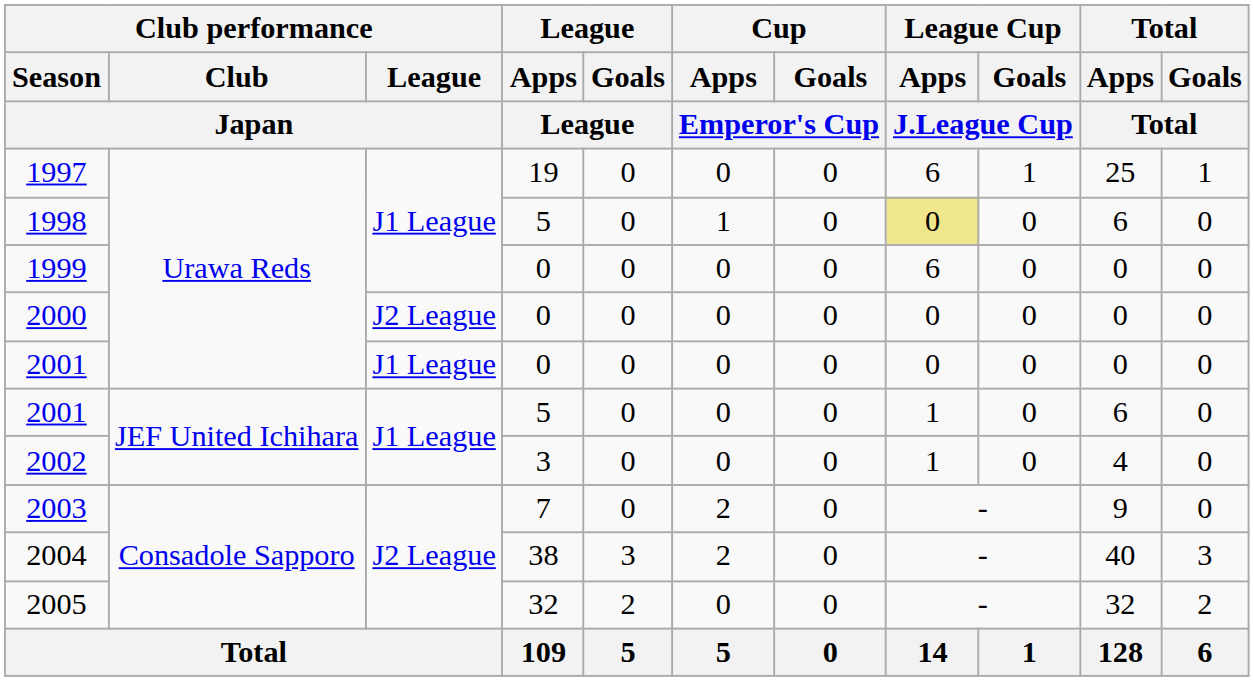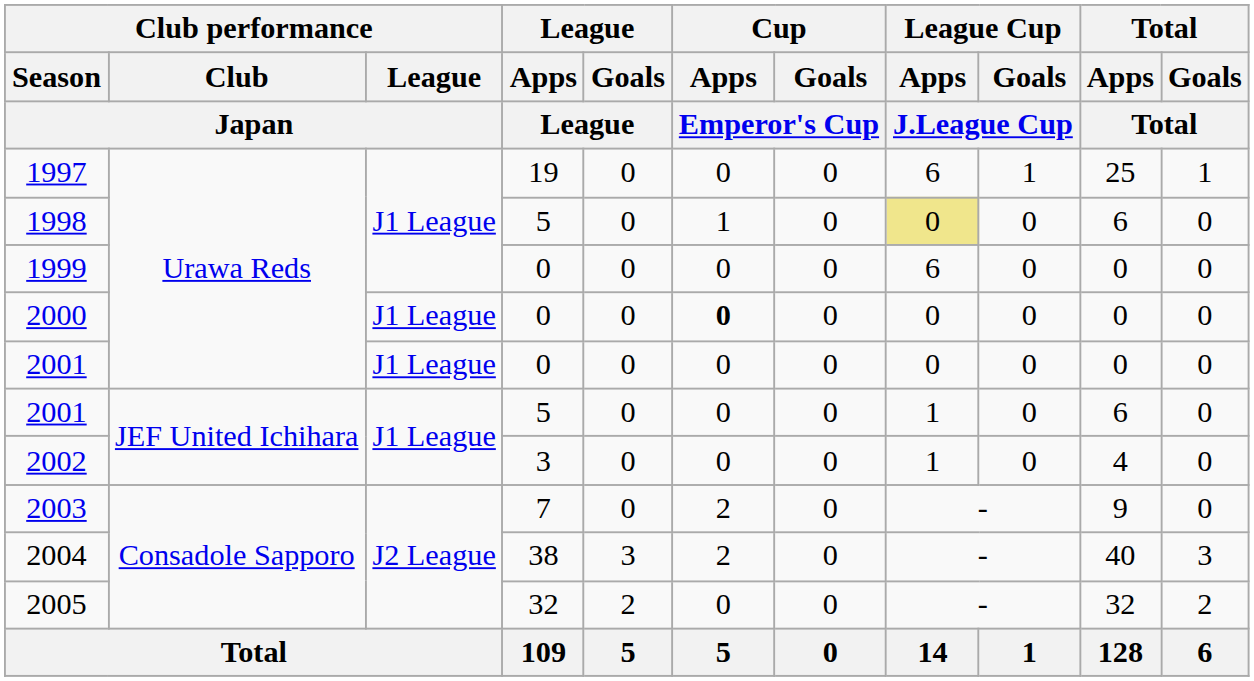(434, 316) J2 League -> (434, 316) J1 League
(723, 316) normal -> (723, 316) bold
